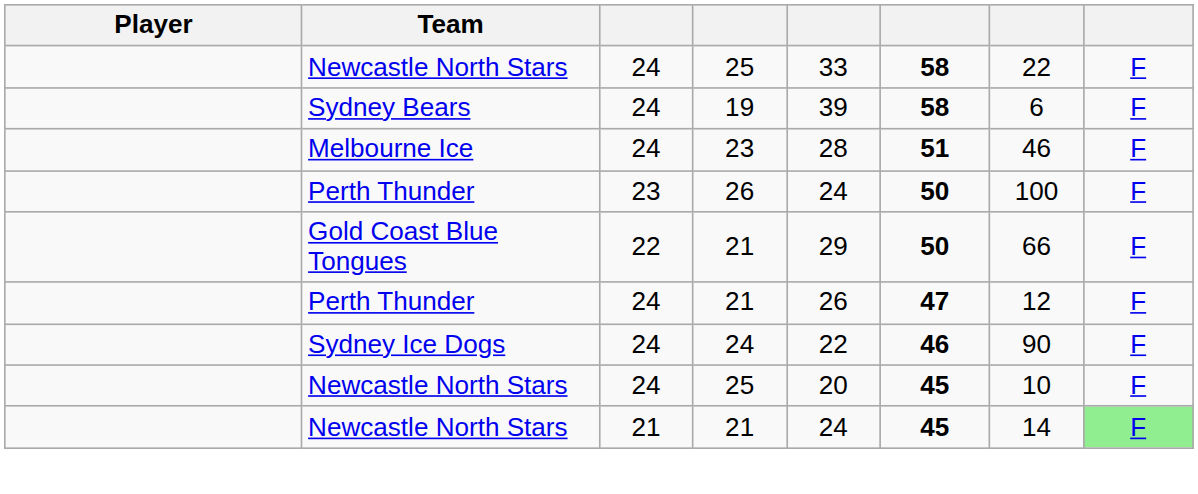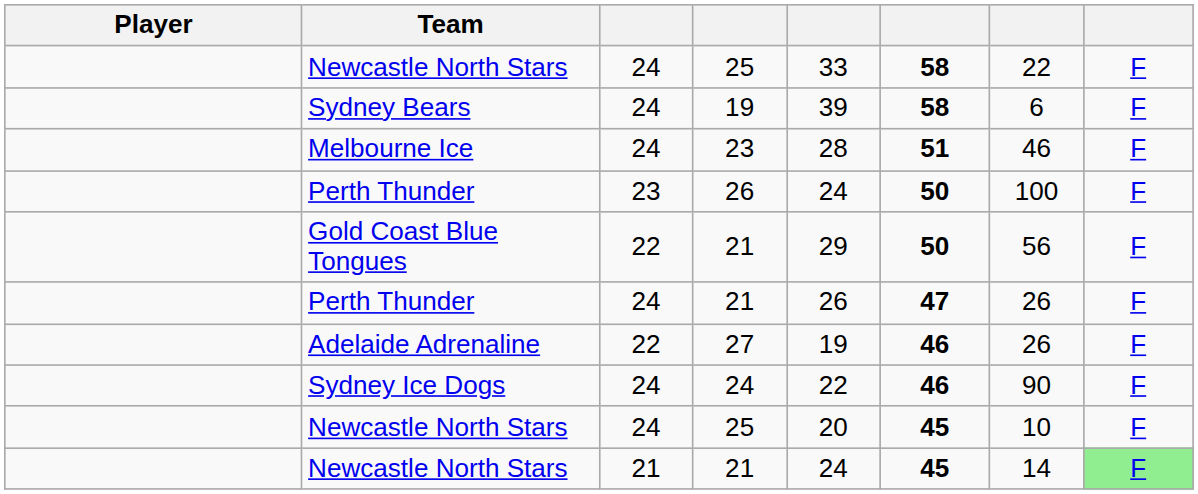(1036, 246) 66 -> (1036, 246) 56
(1036, 302) 12 -> (1036, 302) 26
+ row: (424, 344)
